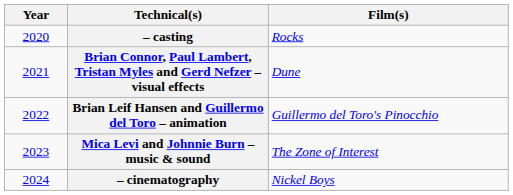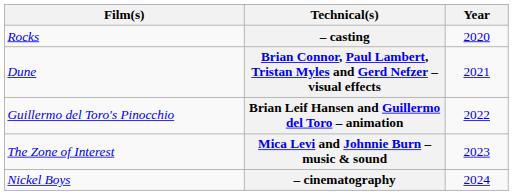columns swapped: (36, 15) <-> (388, 15)
